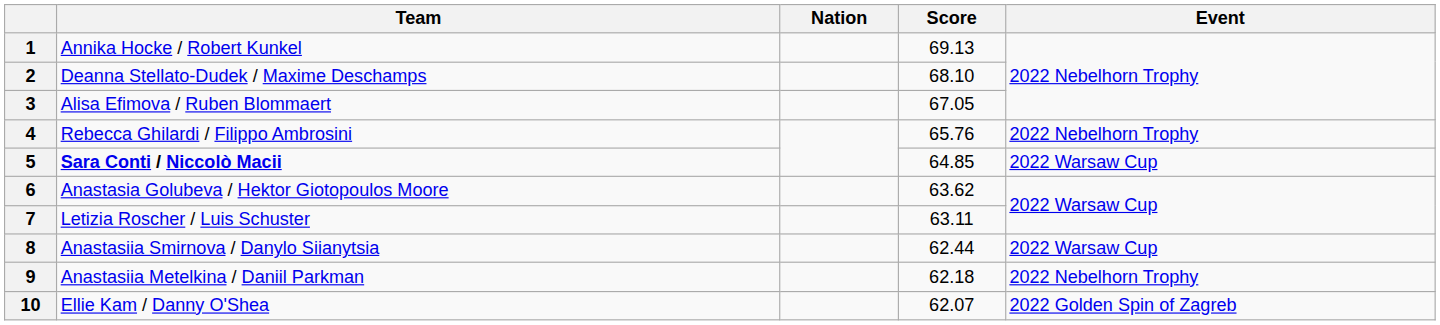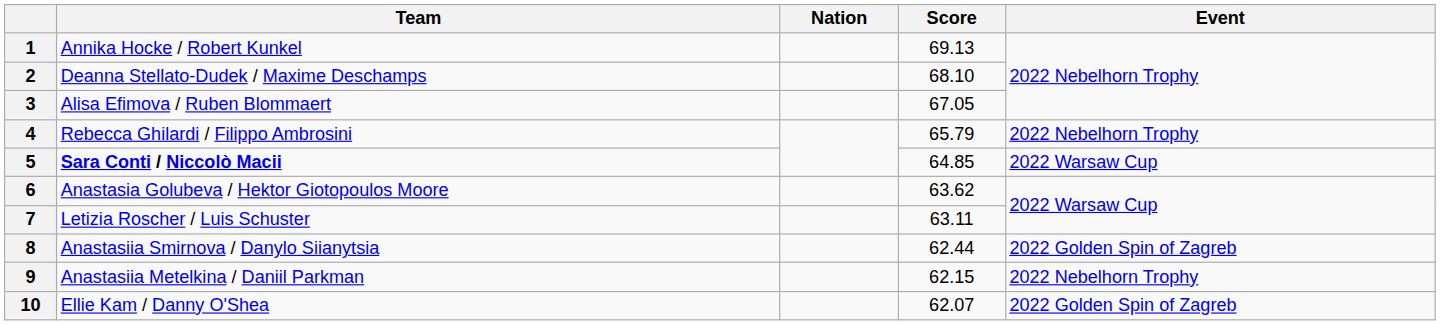(952, 133) 65.76 -> (952, 133) 65.79
(1083, 248) 2022 Warsaw Cup -> (1123, 248) 2022 Golden Spin of Zagreb
(952, 276) 62.18 -> (952, 276) 62.15
